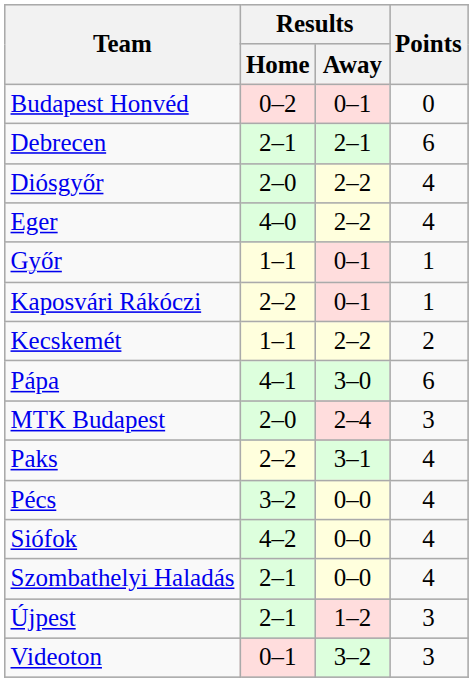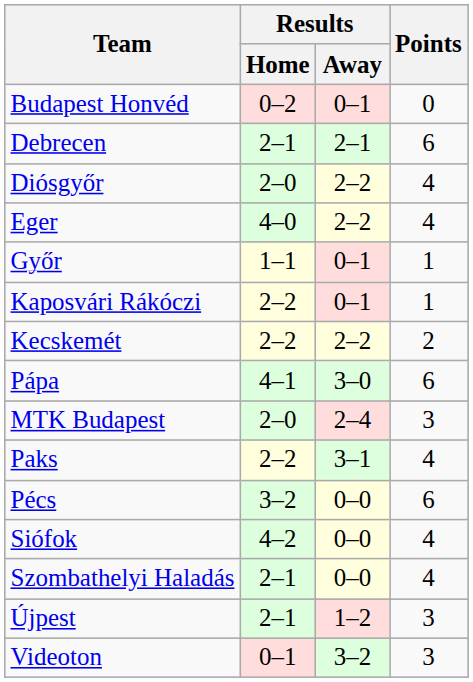(278, 340) 1–1 -> (278, 340) 2–2
(428, 499) 4 -> (428, 499) 6
